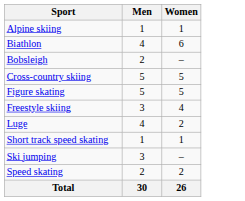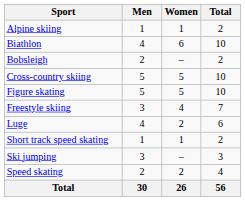+ column: (221, 12)
